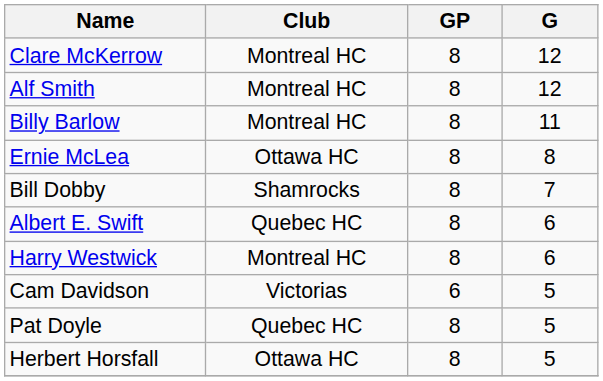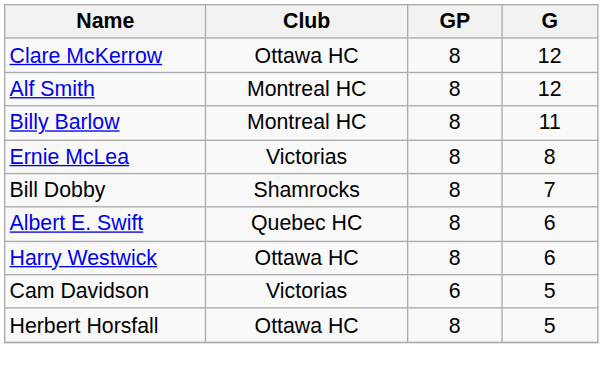(307, 55) Montreal HC -> (307, 55) Ottawa HC
(307, 156) Ottawa HC -> (307, 156) Victorias
(307, 257) Montreal HC -> (307, 257) Ottawa HC
- row: (56, 325)
